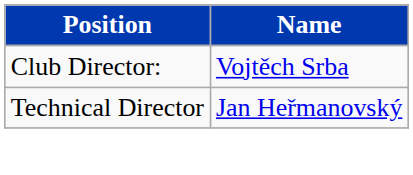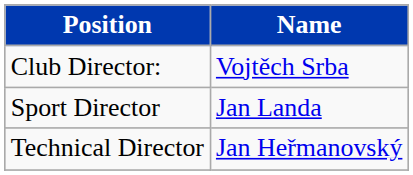+ row: (85, 107)
